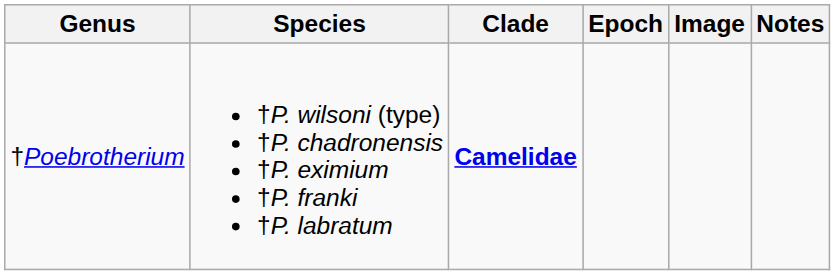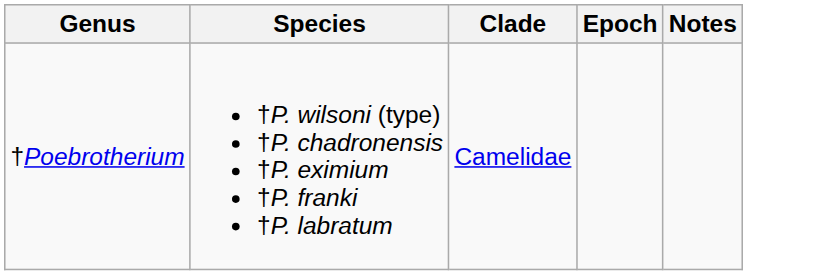- column: (710, 23)
(516, 156) bold -> (513, 156) normal
